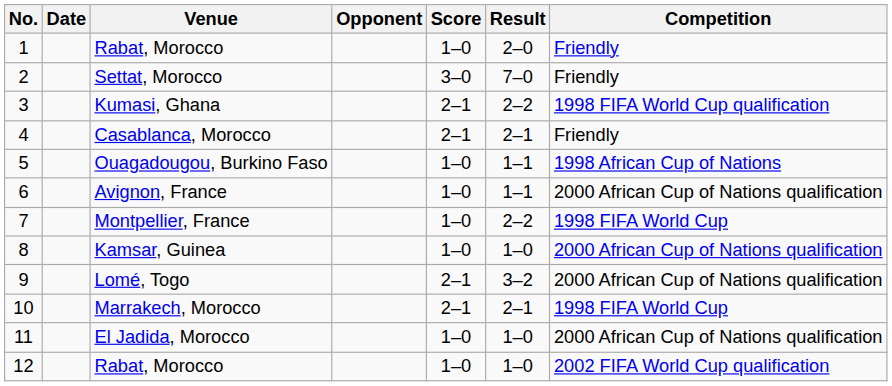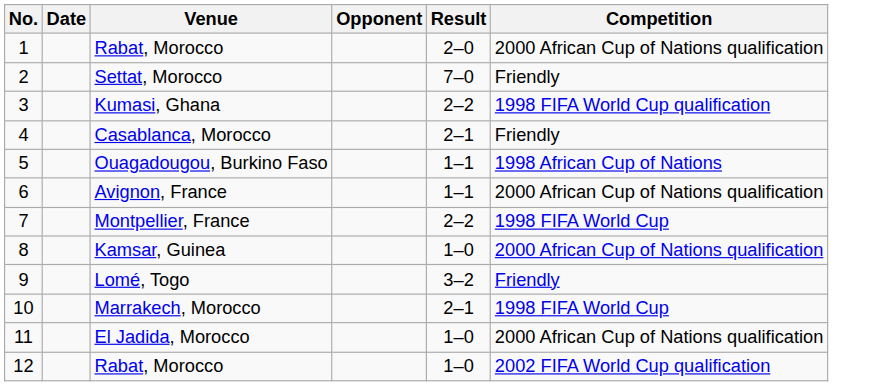- column: (456, 18)
(586, 47) Friendly -> (659, 47) 2000 African Cup of Nations qualification
(718, 279) 2000 African Cup of Nations qualification -> (527, 279) Friendly
